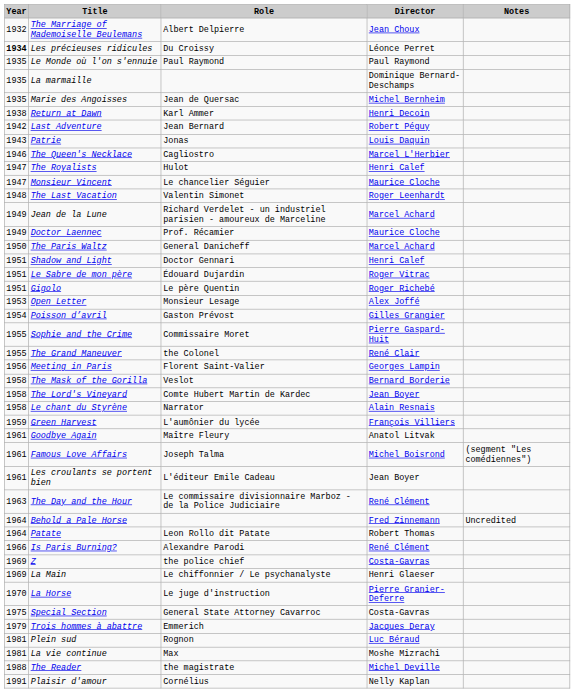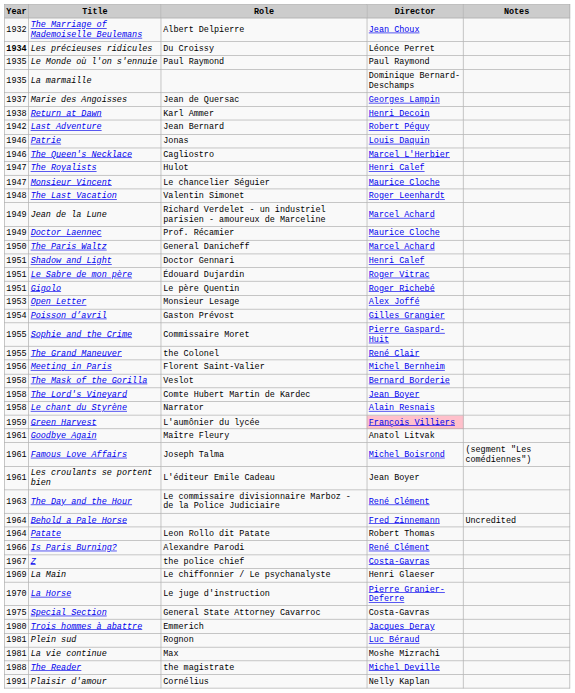(16, 100) 1935 -> (16, 100) 1937
(407, 100) Michel Bernheim -> (404, 100) Georges Lampin
(16, 141) 1943 -> (16, 141) 1946
(404, 367) Georges Lampin -> (407, 367) Michel Bernheim
(412, 422) no background -> (412, 422) pink background
(16, 561) 1969 -> (16, 561) 1967
(16, 626) 1979 -> (16, 626) 1980
